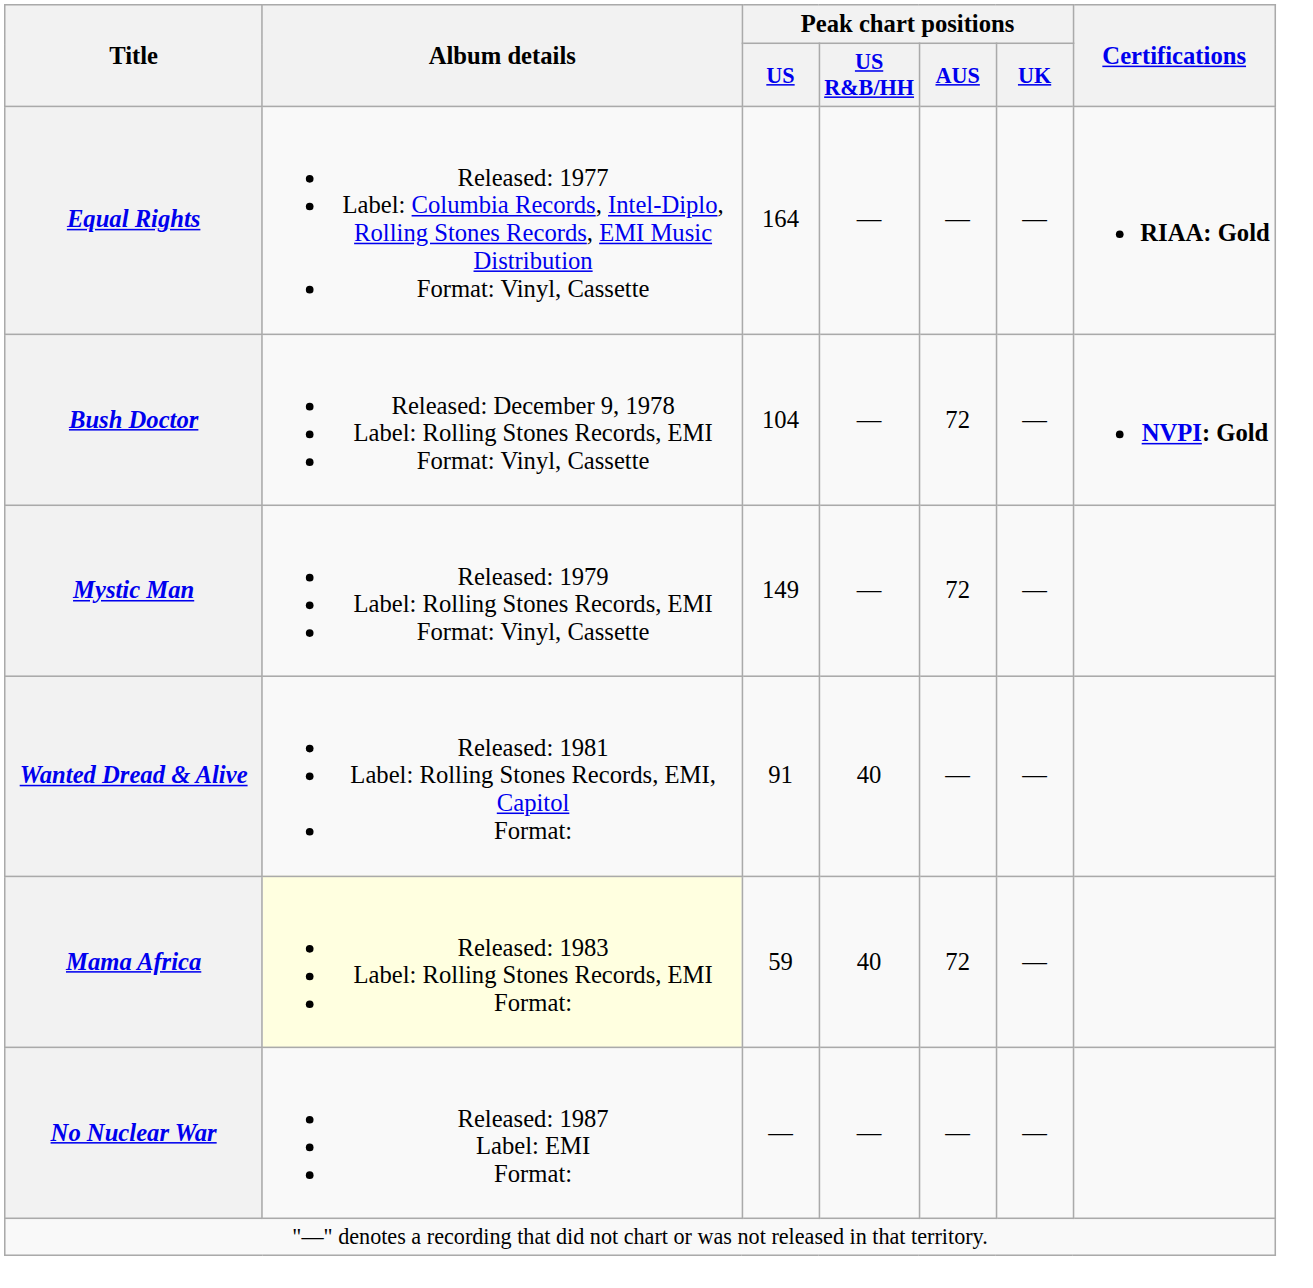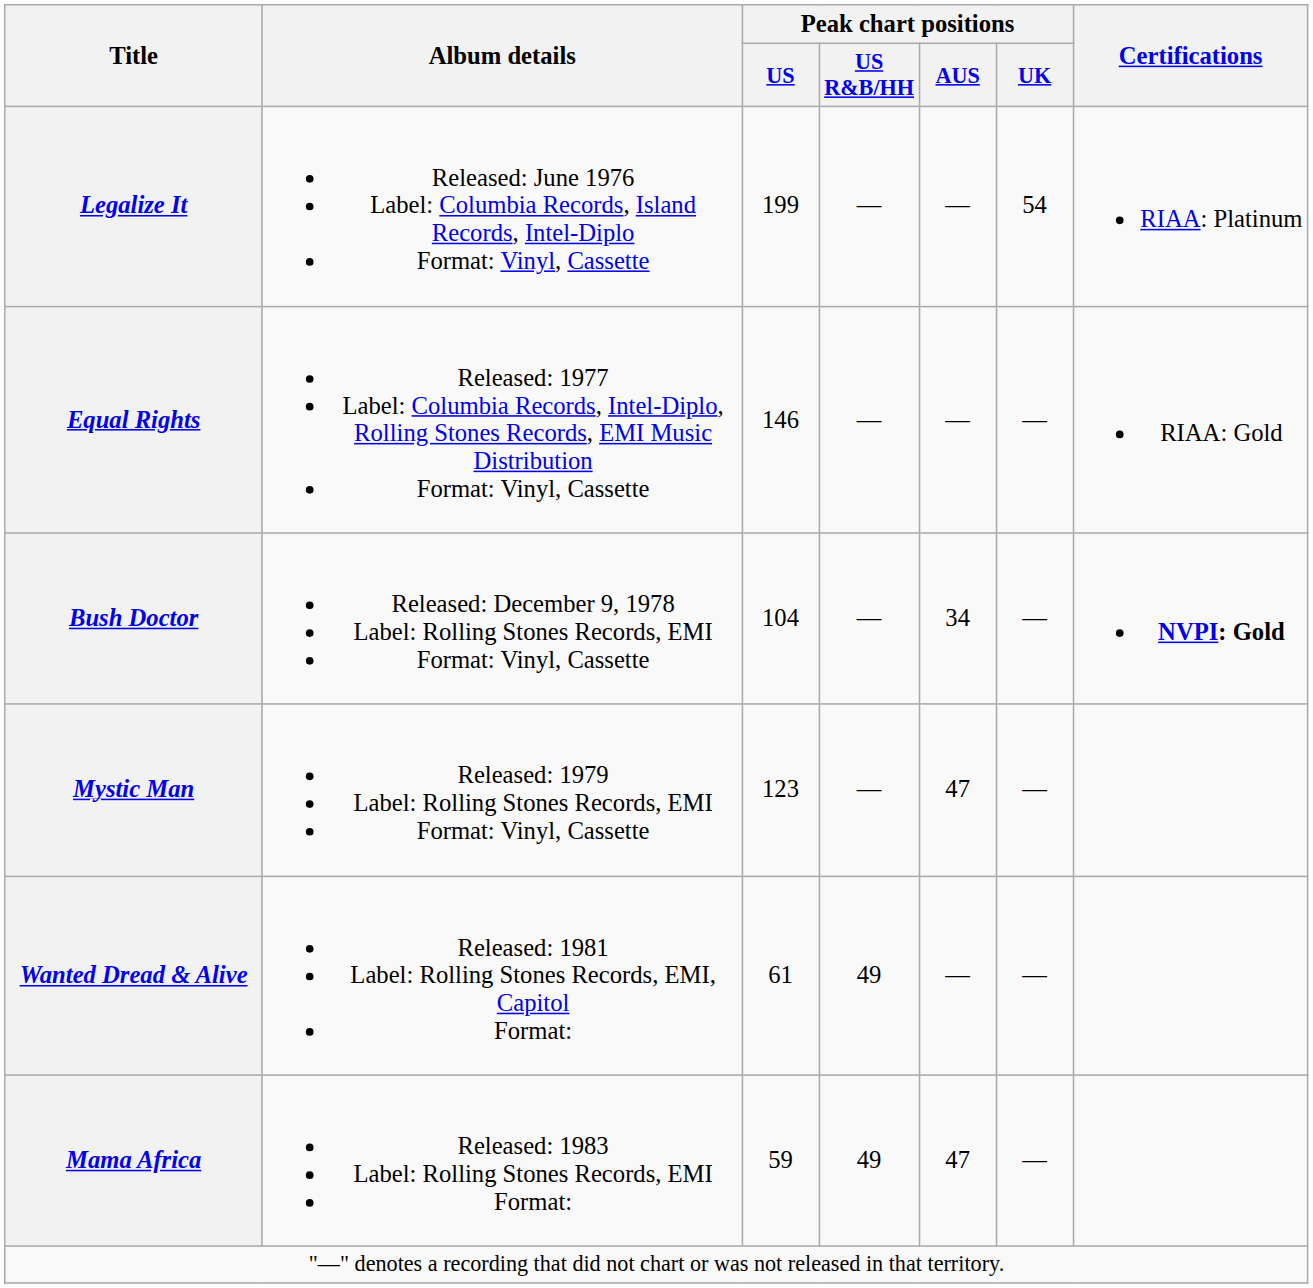+ row: (134, 205)
(780, 219) 164 -> (780, 419) 146
(1174, 234) bold -> (1191, 433) normal
(958, 419) 72 -> (958, 618) 34
(780, 590) 149 -> (780, 789) 123
(958, 590) 72 -> (958, 789) 47
(780, 775) 91 -> (780, 975) 61
(869, 775) 40 -> (869, 975) 49
(502, 975) lightyellow background -> (502, 1175) no background
(869, 961) 40 -> (869, 1160) 49
(958, 961) 72 -> (958, 1160) 47
- row: (134, 1132)
